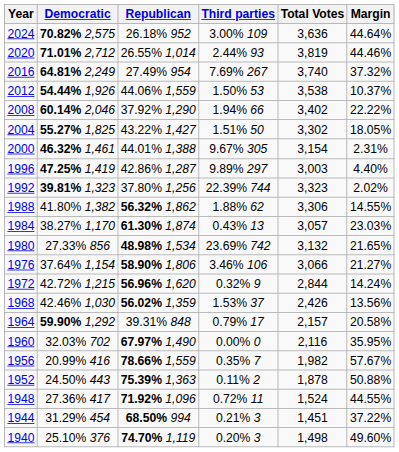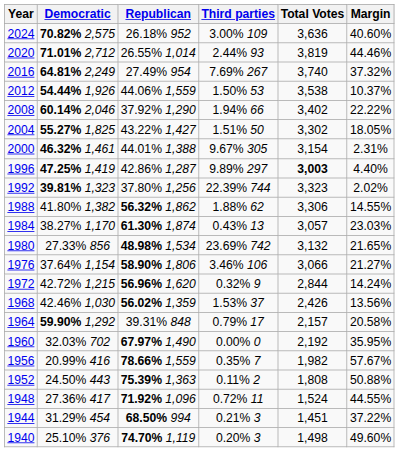(371, 33) 44.64% -> (371, 33) 40.60%
(312, 168) normal -> (312, 168) bold
(312, 341) 2,116 -> (312, 341) 2,192
(312, 380) 1,878 -> (312, 380) 1,808
